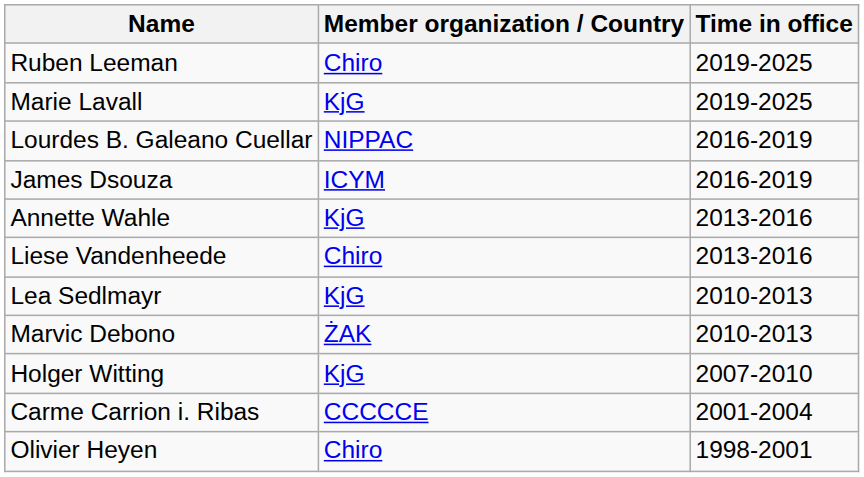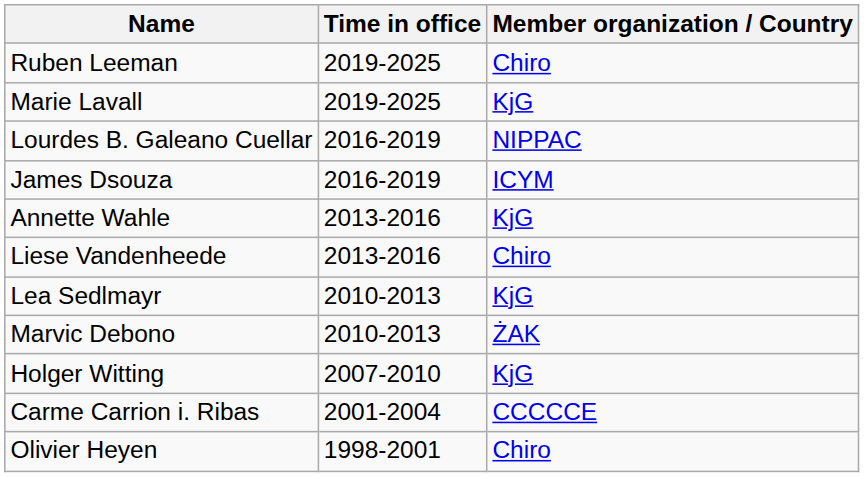columns swapped: (504, 23) <-> (774, 23)
